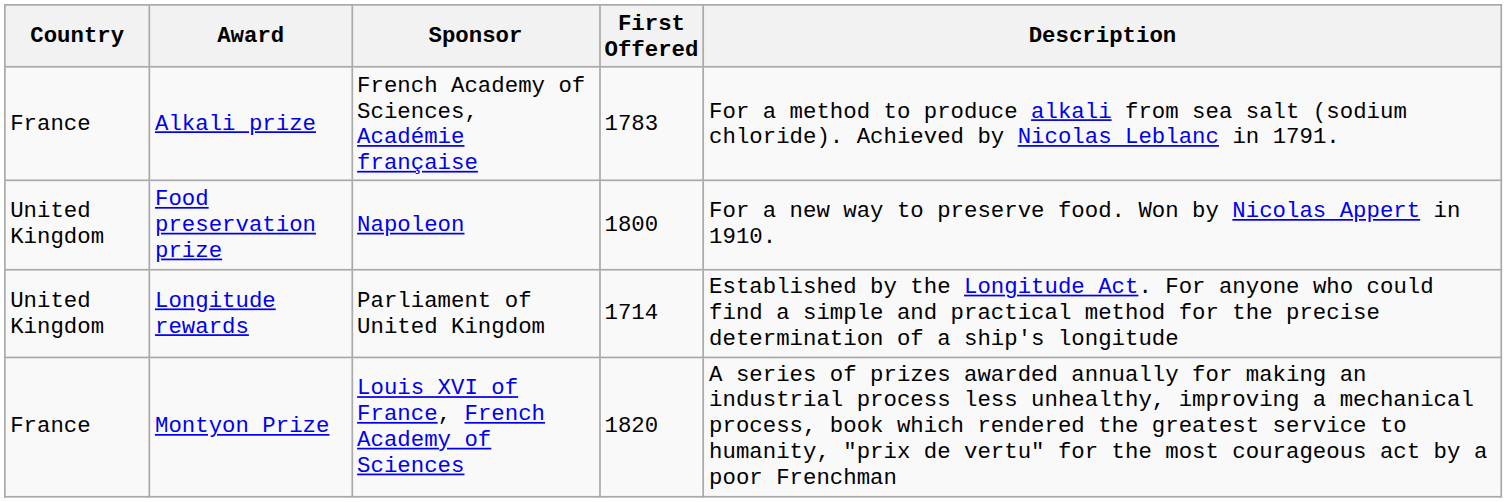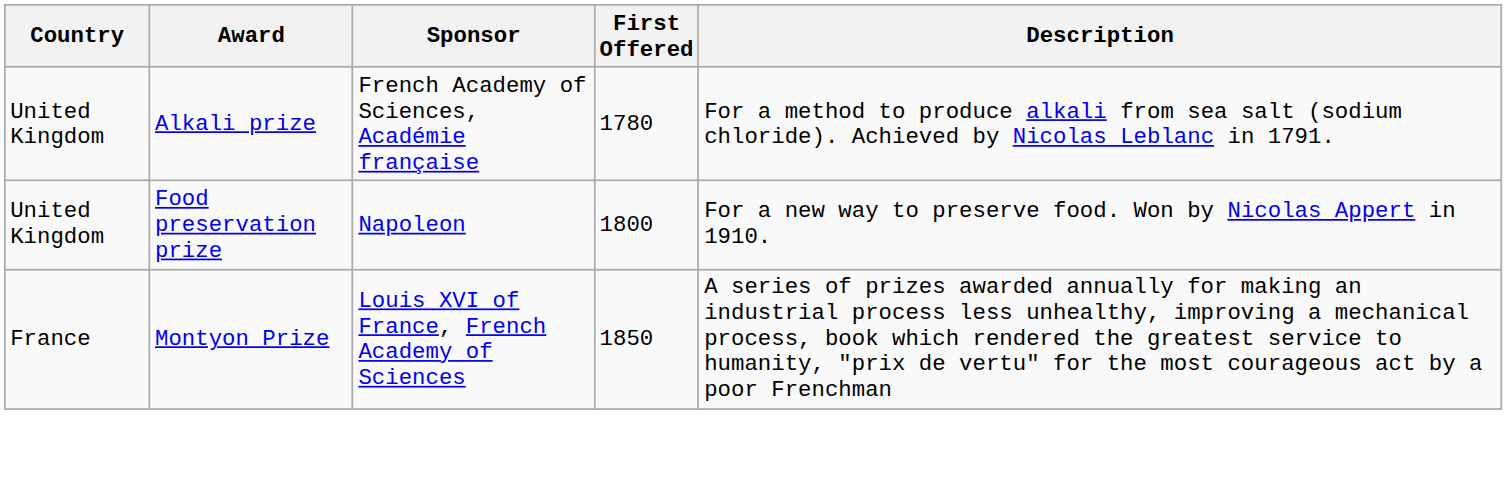(50, 124) France -> (57, 124) United Kingdom
(631, 124) 1783 -> (626, 124) 1780
- row: (215, 313)
(631, 427) 1820 -> (626, 339) 1850
